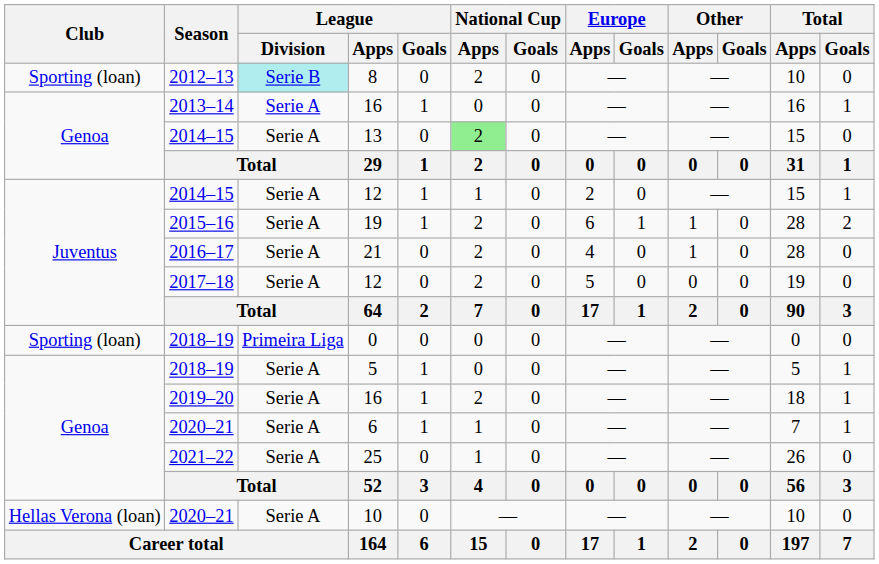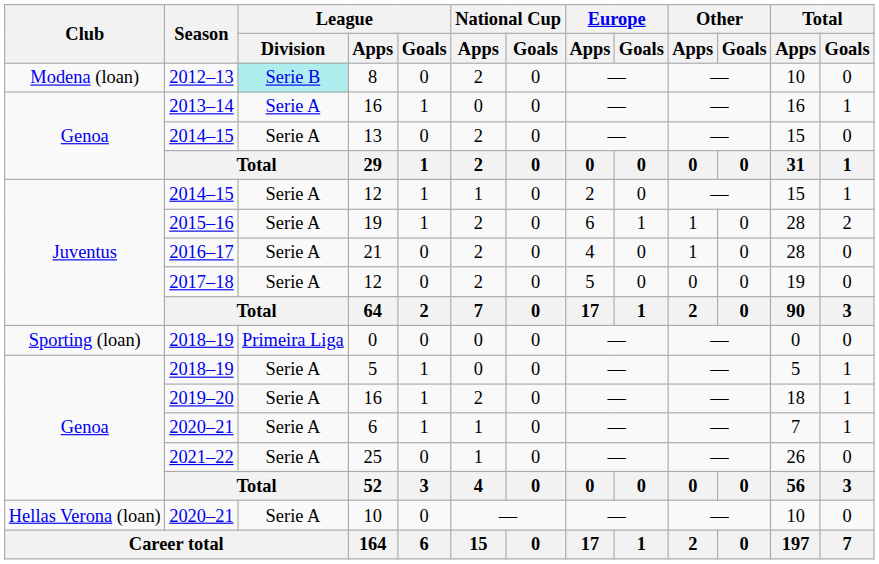(85, 77) Sporting (loan) -> (85, 77) Modena (loan)
(478, 135) lightgreen background -> (478, 135) no background
